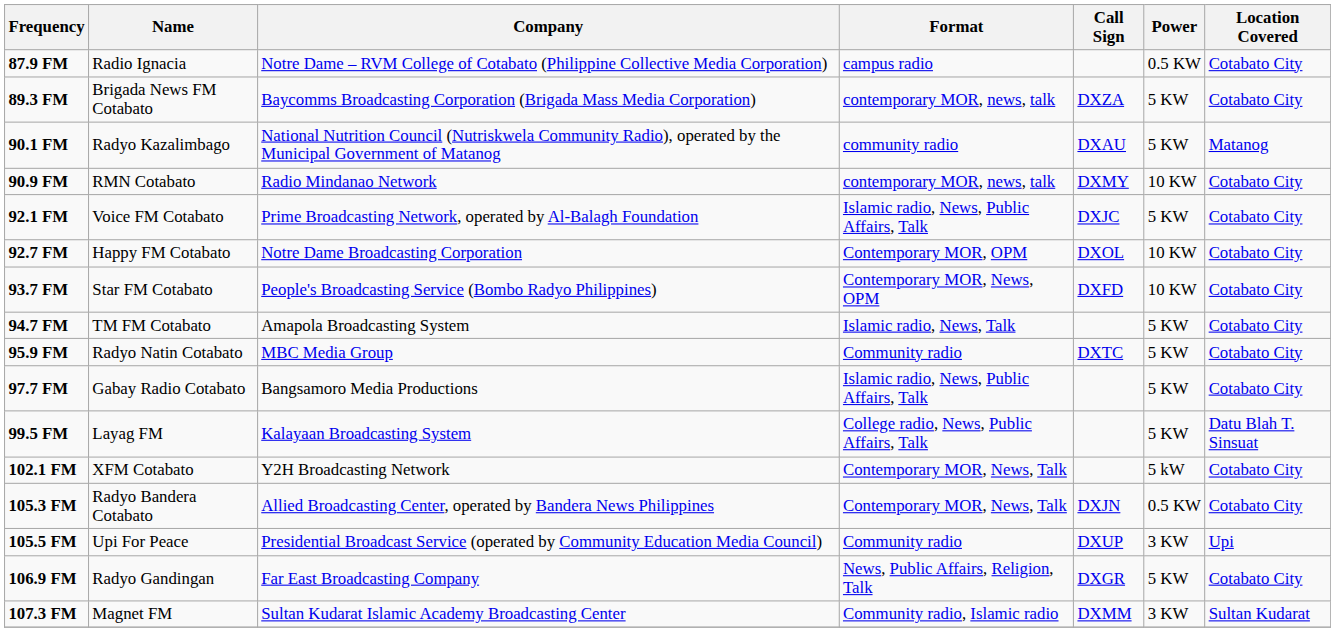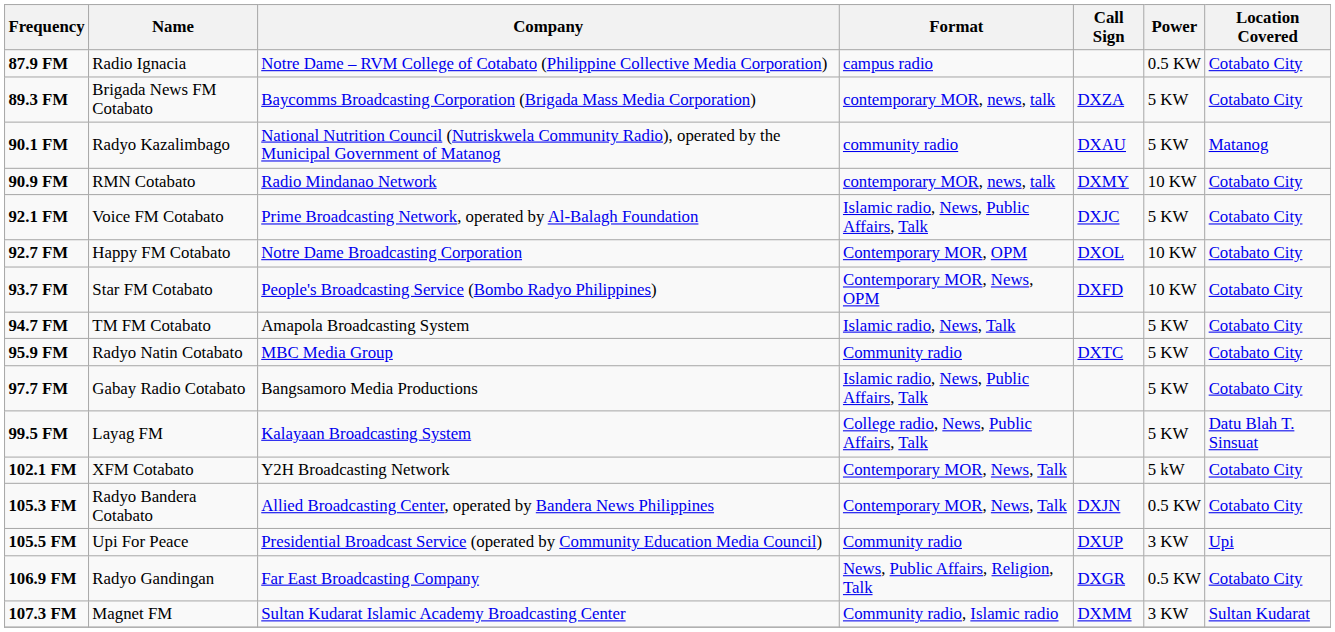(1168, 578) 5 KW -> (1174, 578) 0.5 KW
